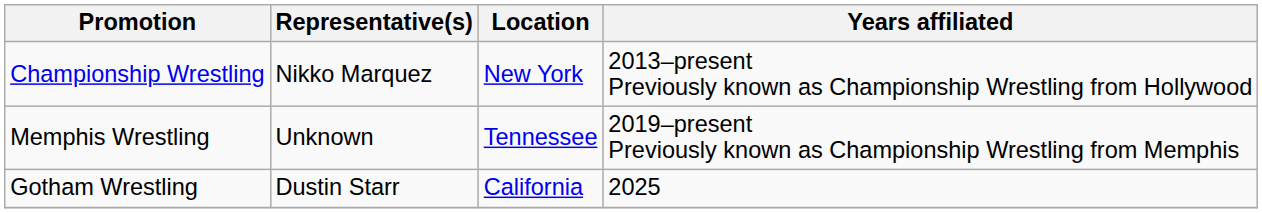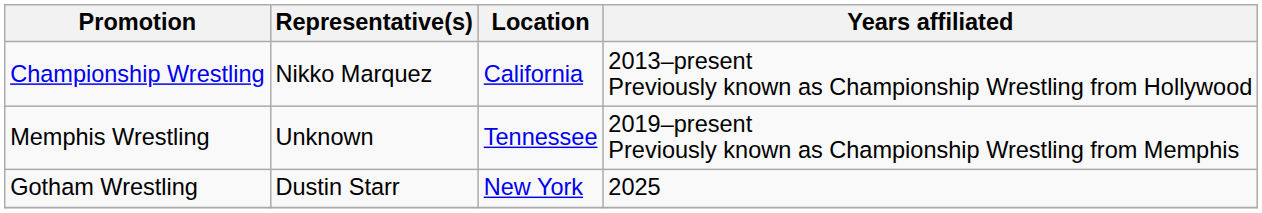(533, 73) New York -> (533, 73) California
(533, 187) California -> (533, 187) New York
